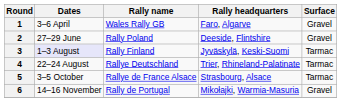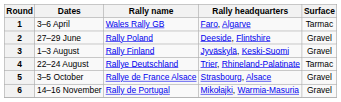(319, 24) Gravel -> (319, 24) Tarmac
(58, 50) lavender background -> (58, 50) no background
(319, 50) Tarmac -> (319, 50) Gravel
(319, 77) Tarmac -> (319, 77) Gravel
